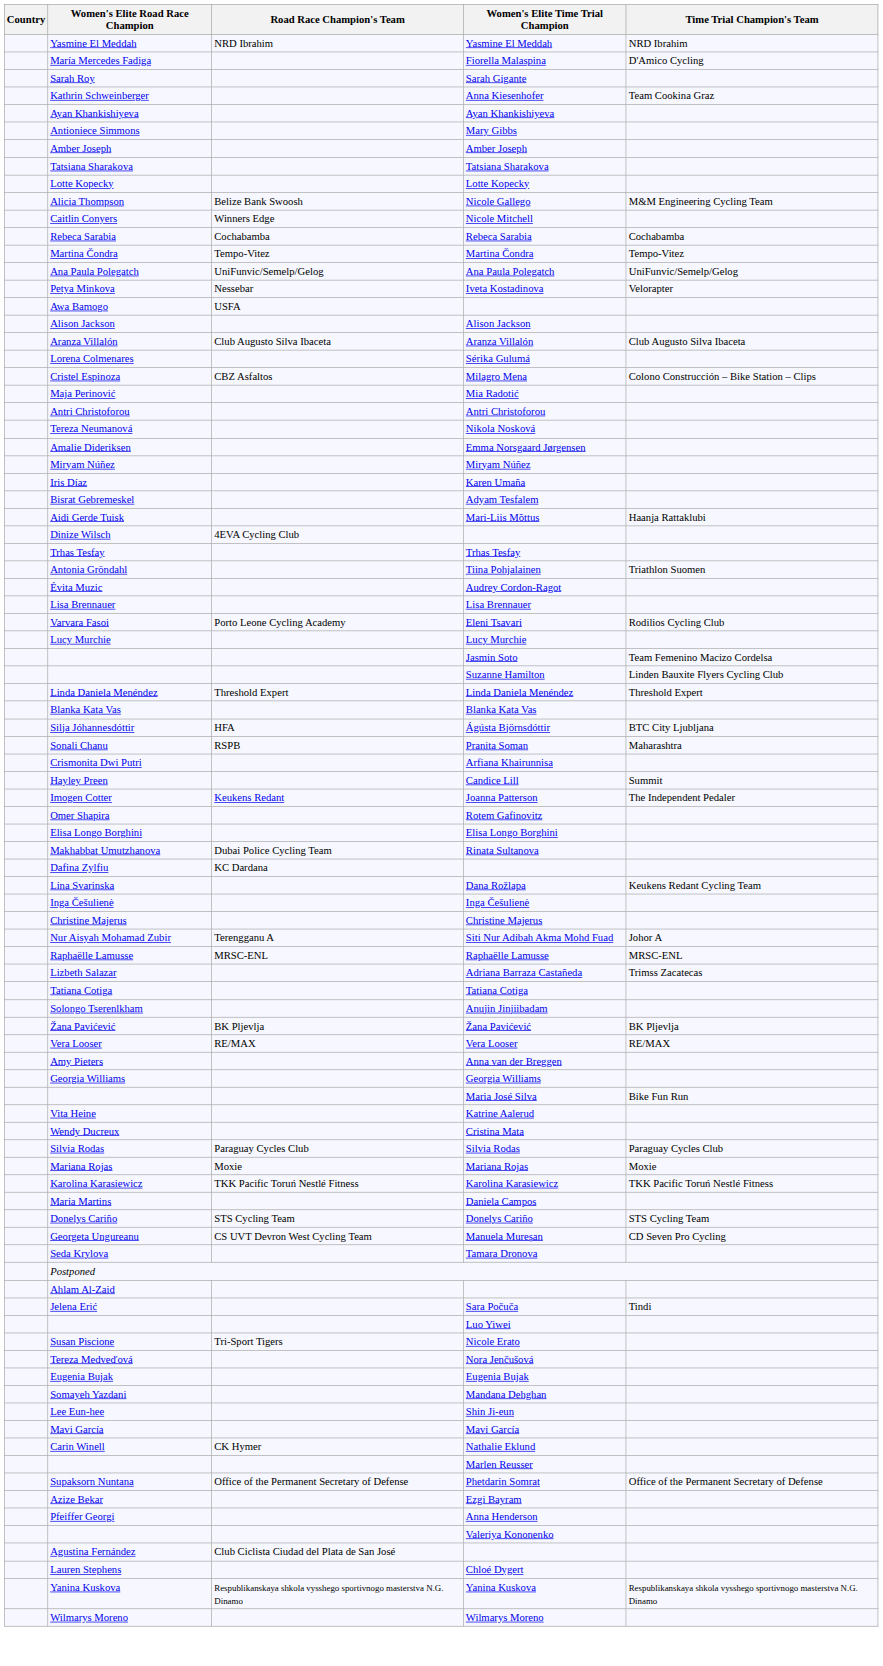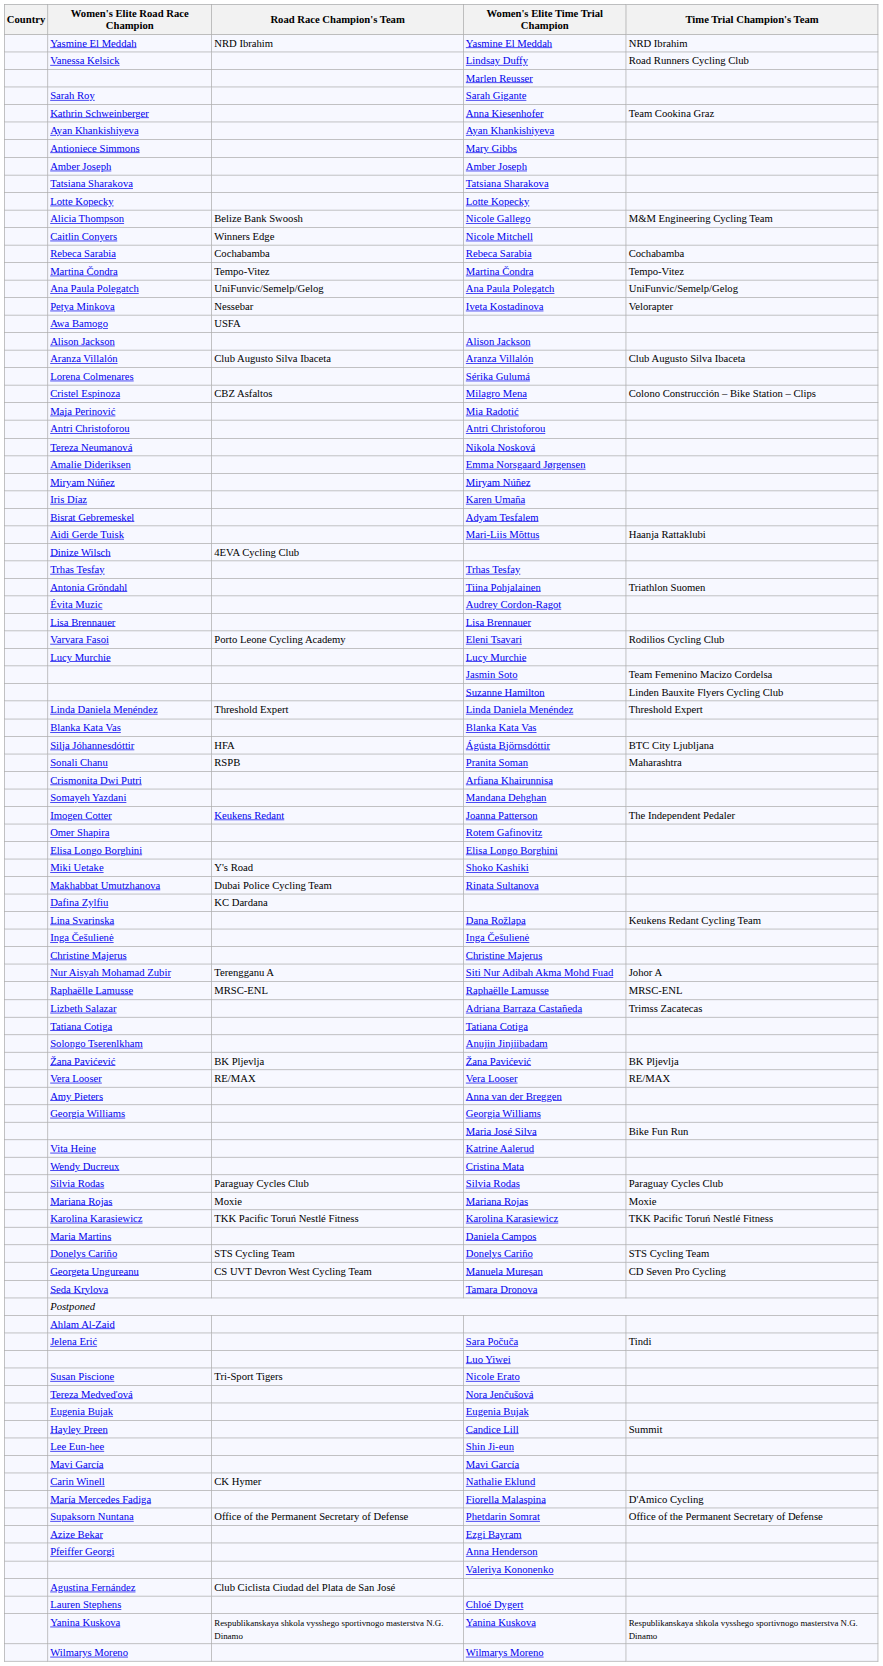+ row: (85, 61)
rows swapped: (101, 61) <-> (130, 1464)
rows swapped: (88, 1394) <-> (79, 780)
+ row: (77, 868)
